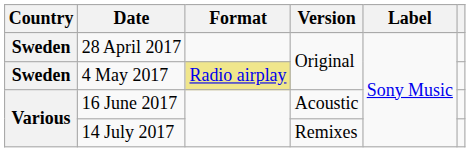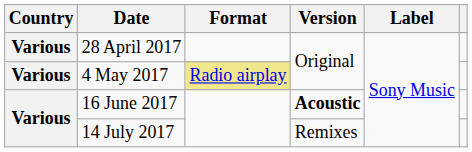(41, 47) Sweden -> (41, 47) Various
(41, 75) Sweden -> (41, 75) Various
(327, 103) normal -> (328, 103) bold
